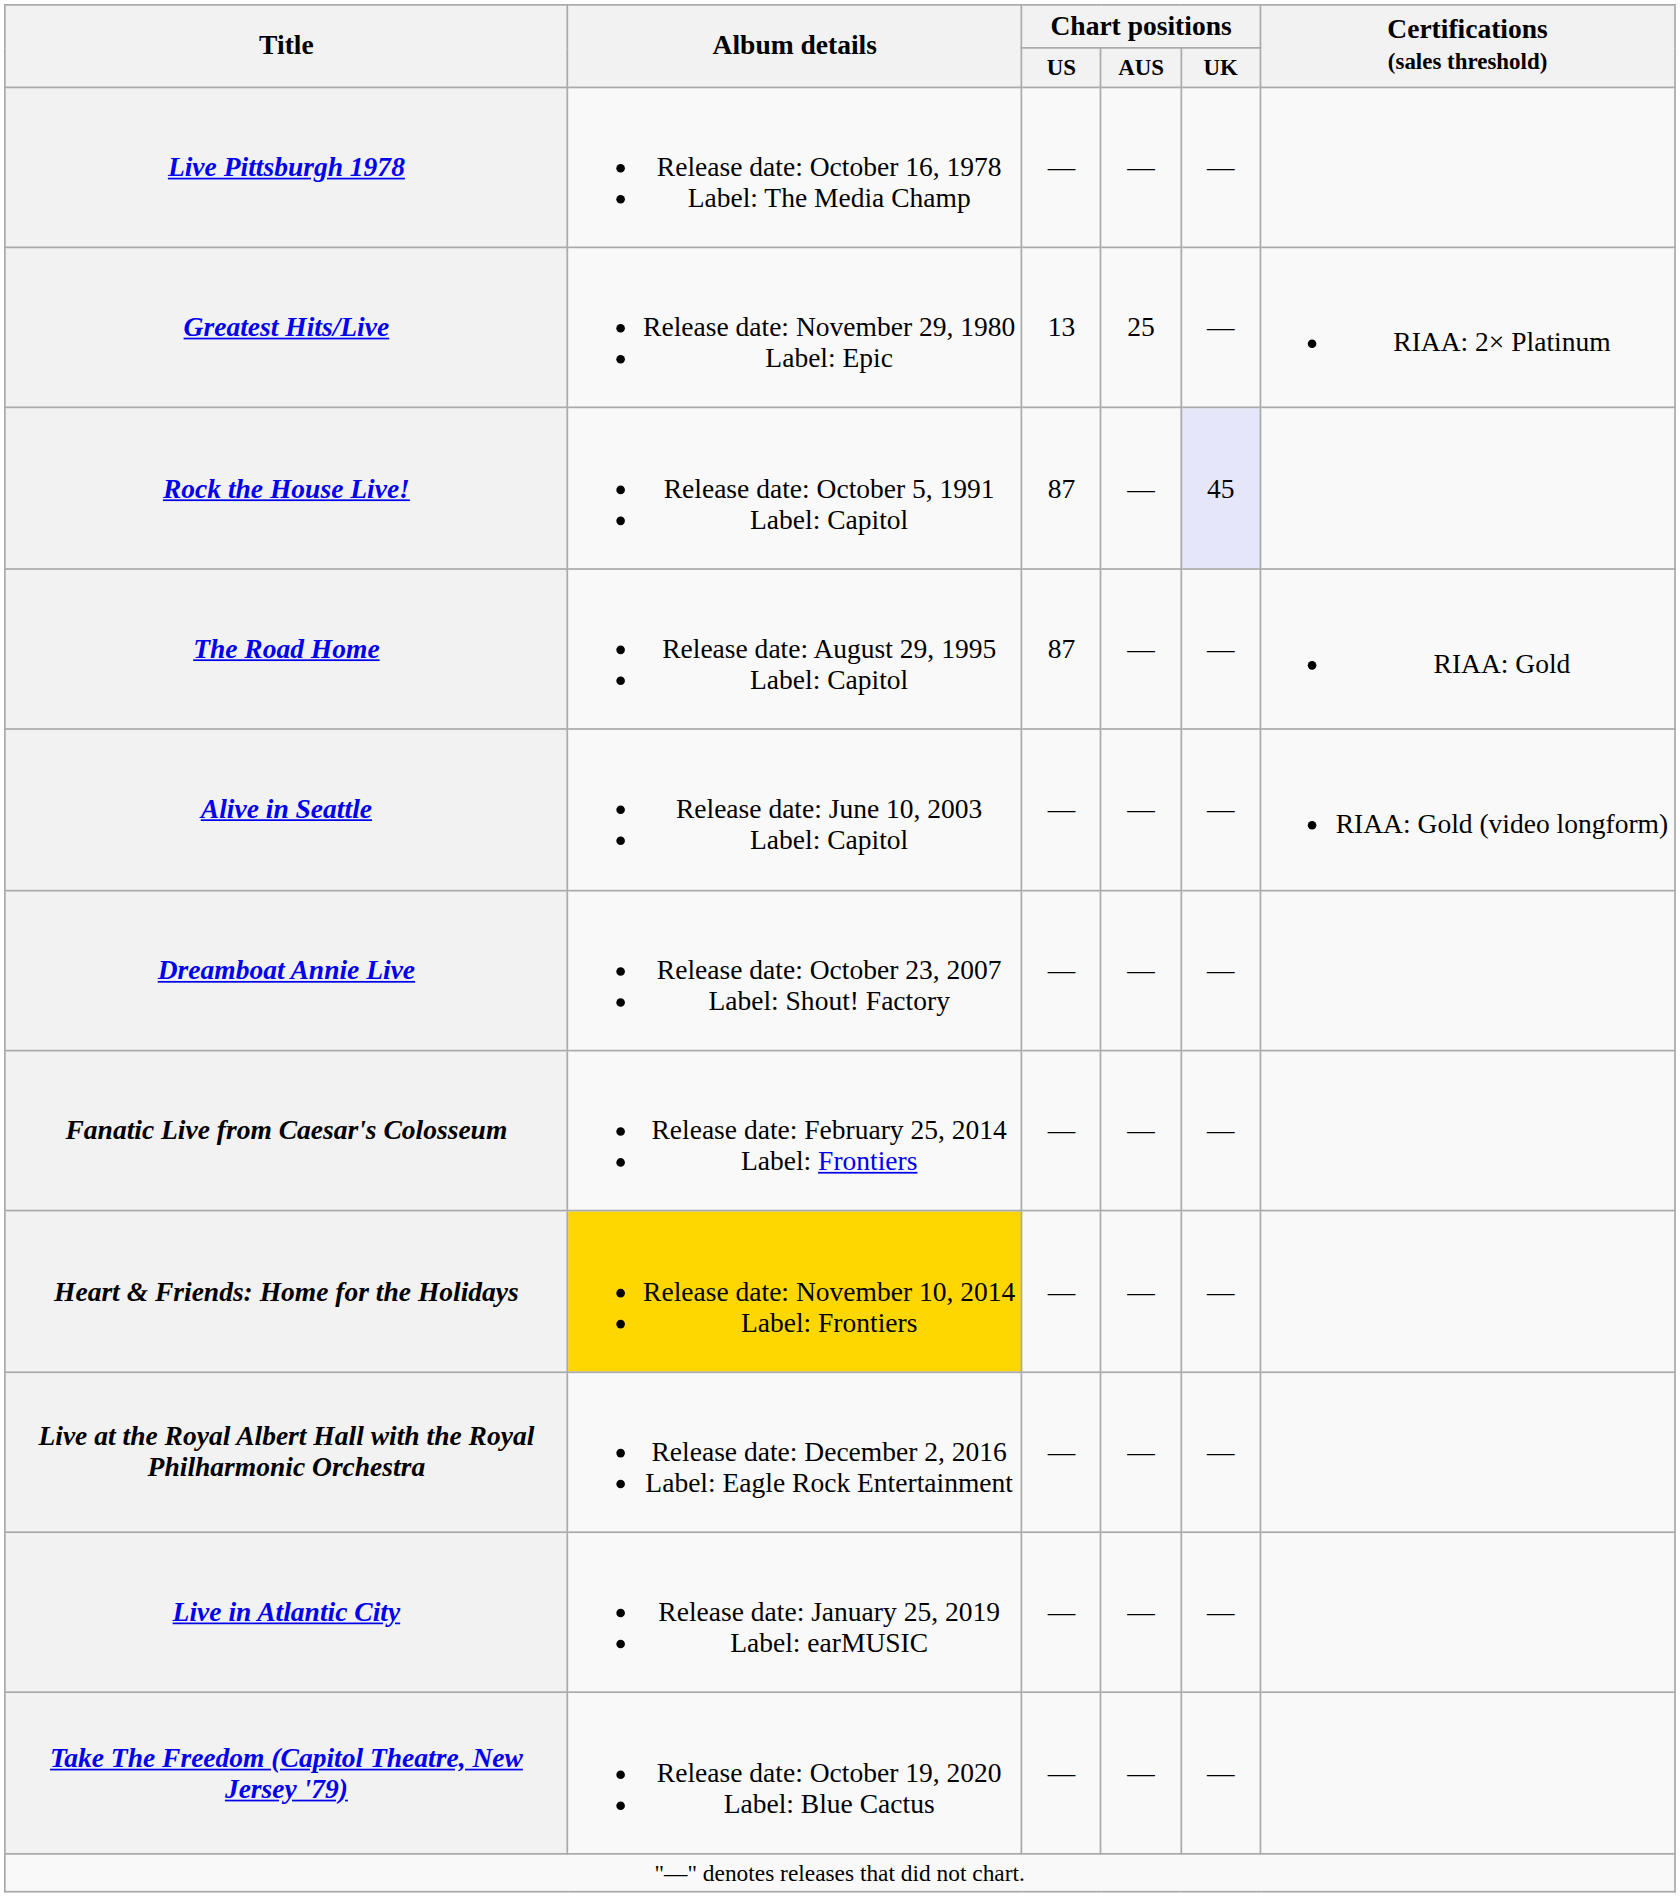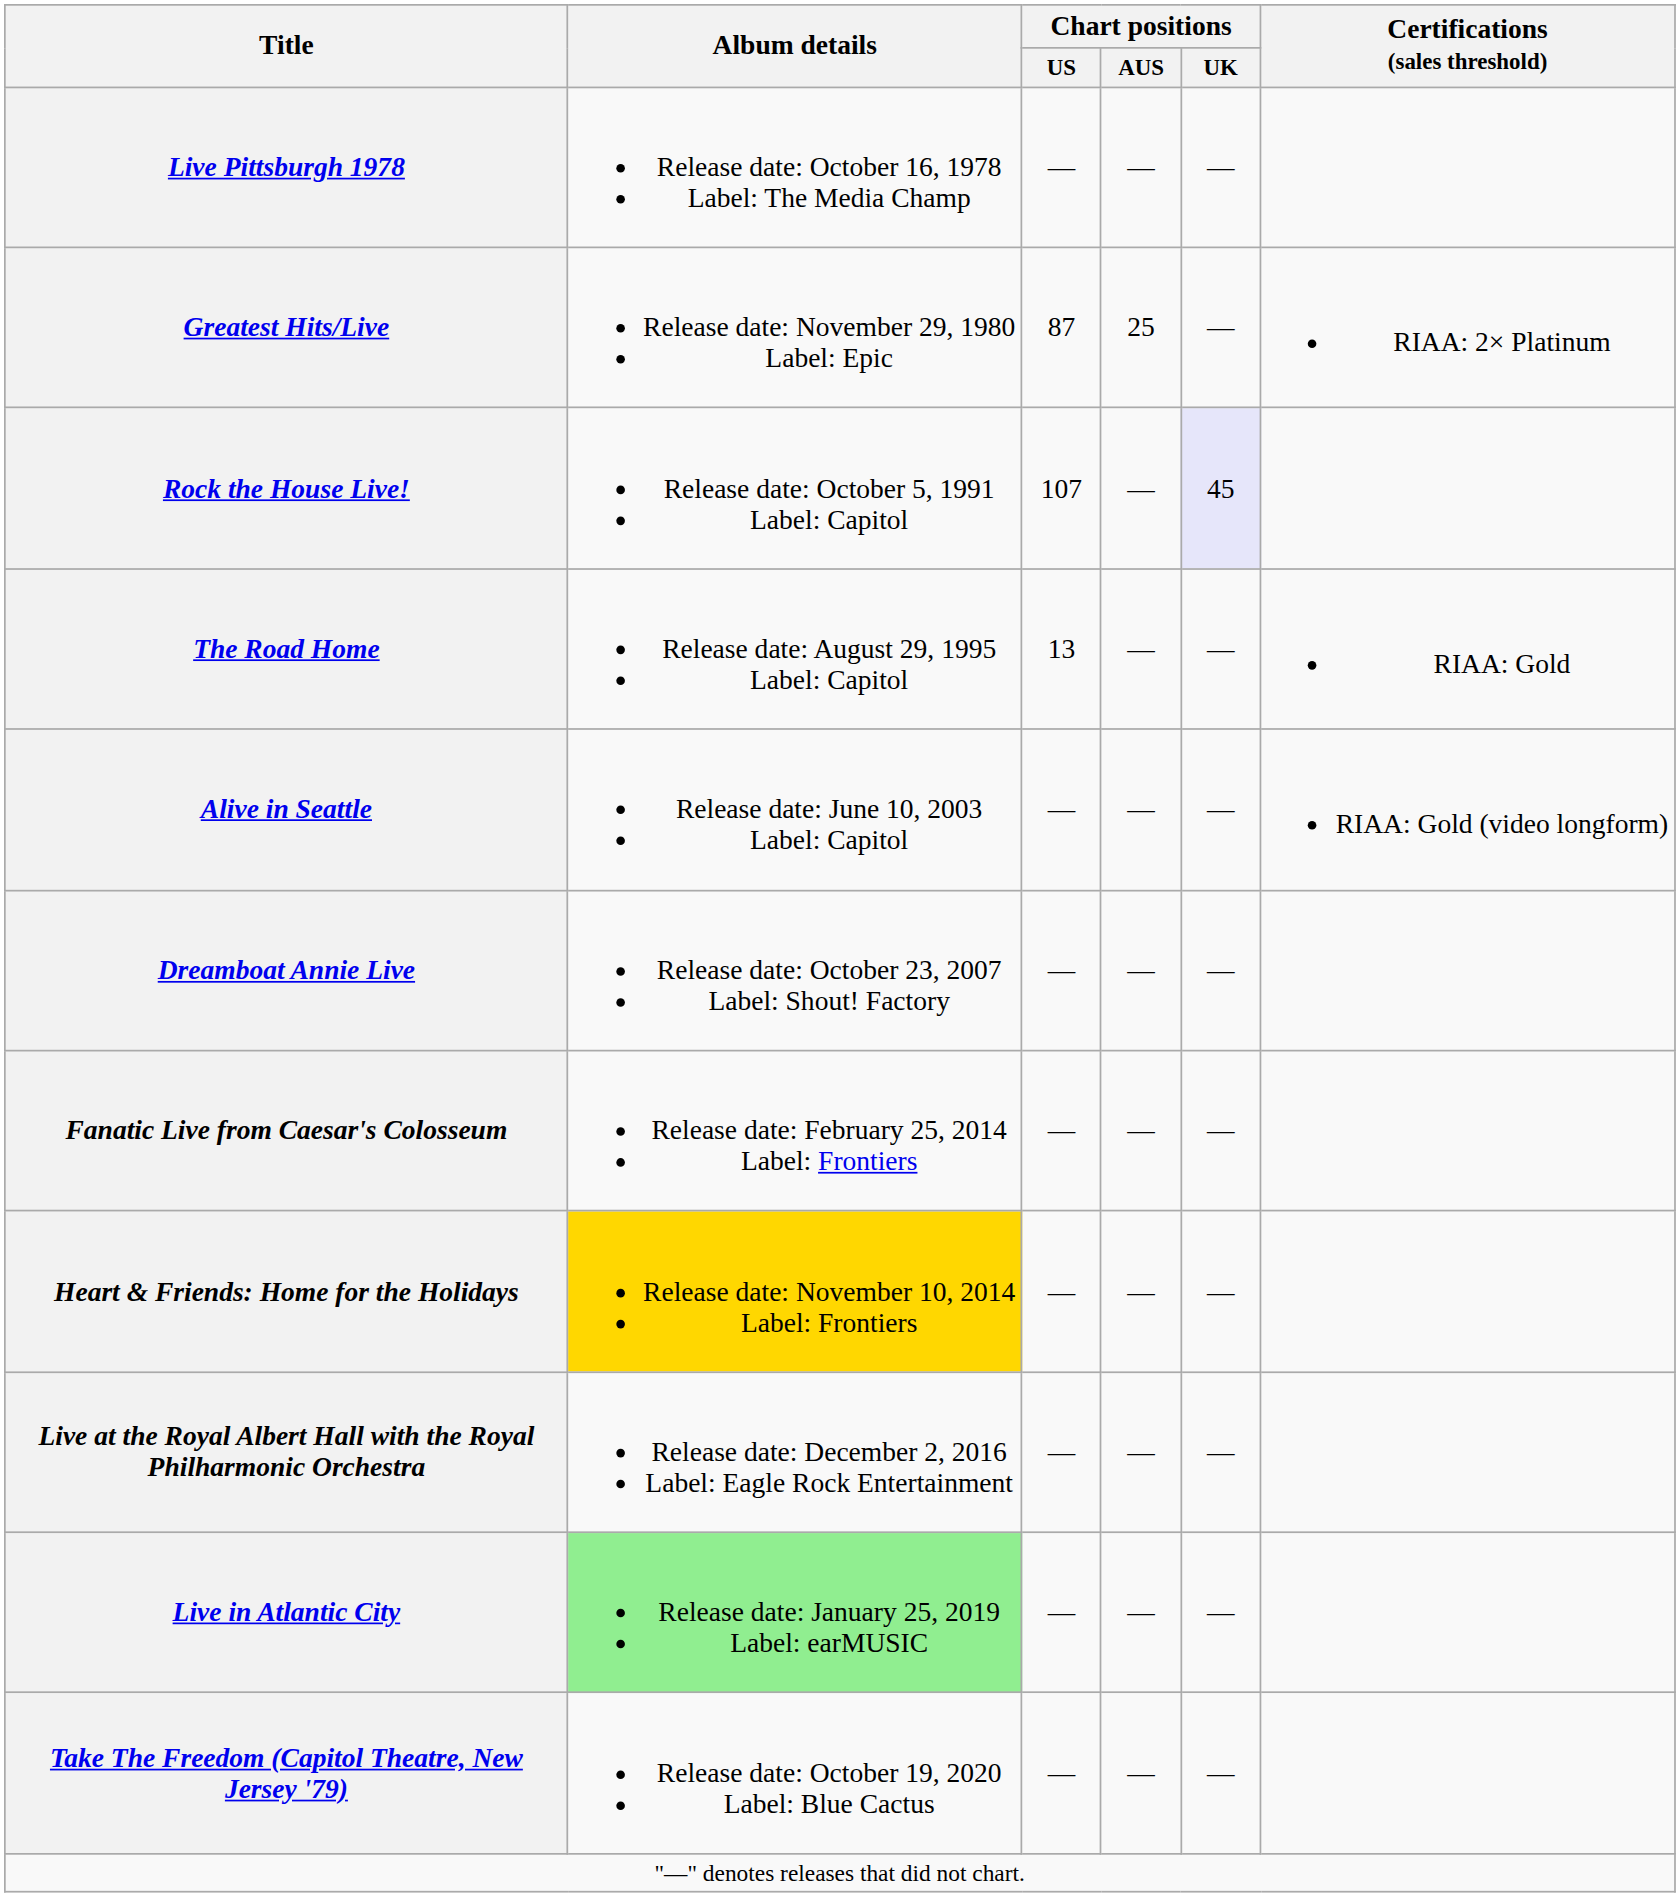(1061, 327) 13 -> (1061, 327) 87
(1061, 488) 87 -> (1061, 488) 107
(1061, 648) 87 -> (1061, 648) 13
(795, 1628) no background -> (795, 1628) lightgreen background
